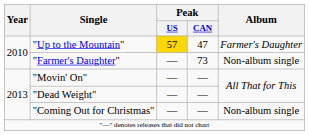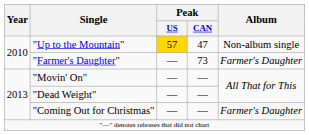(261, 44) Farmer's Daughter -> (261, 44) Non-album single
(261, 61) Non-album single -> (261, 61) Farmer's Daughter
(261, 111) Non-album single -> (261, 111) Farmer's Daughter
